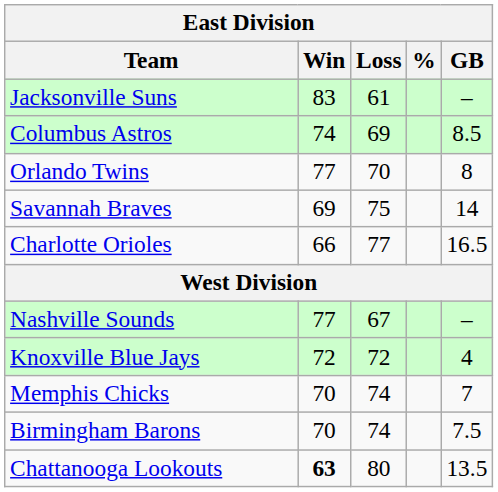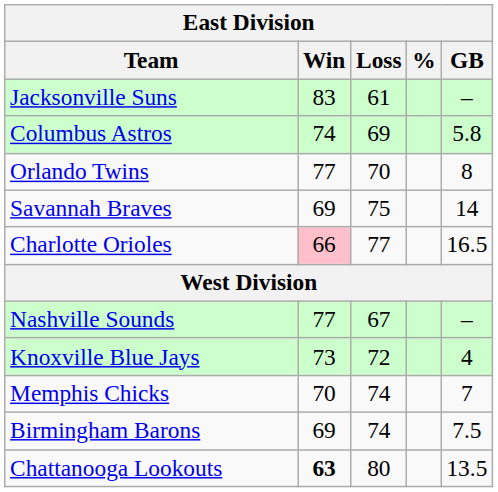(467, 134) 8.5 -> (467, 134) 5.8
(324, 245) no background -> (324, 245) pink background
(324, 356) 72 -> (324, 356) 73
(324, 430) 70 -> (324, 430) 69
